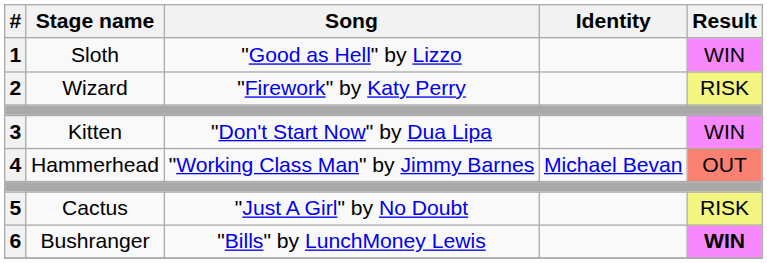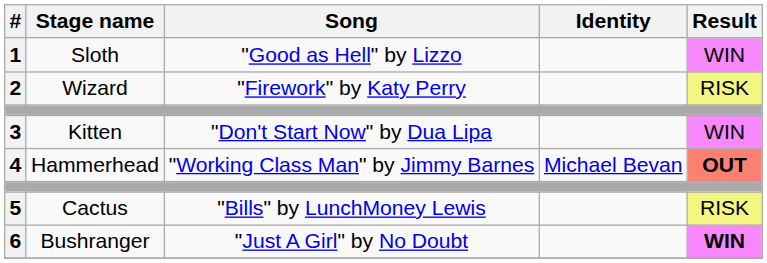(725, 164) normal -> (725, 164) bold
(351, 208) "Just A Girl" by No Doubt -> (351, 208) "Bills" by LunchMoney Lewis
(351, 241) "Bills" by LunchMoney Lewis -> (351, 241) "Just A Girl" by No Doubt
